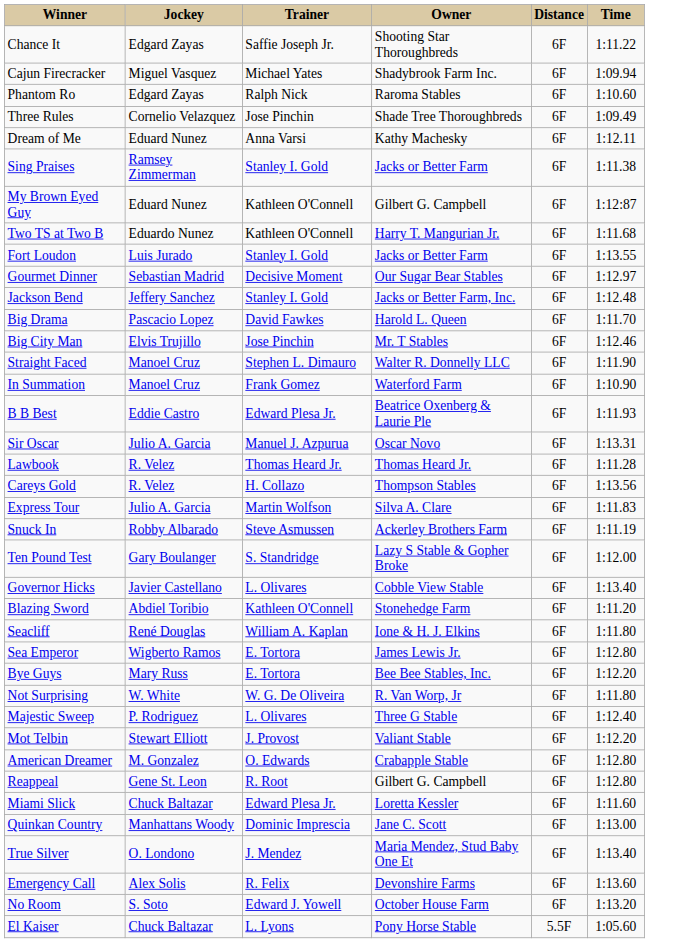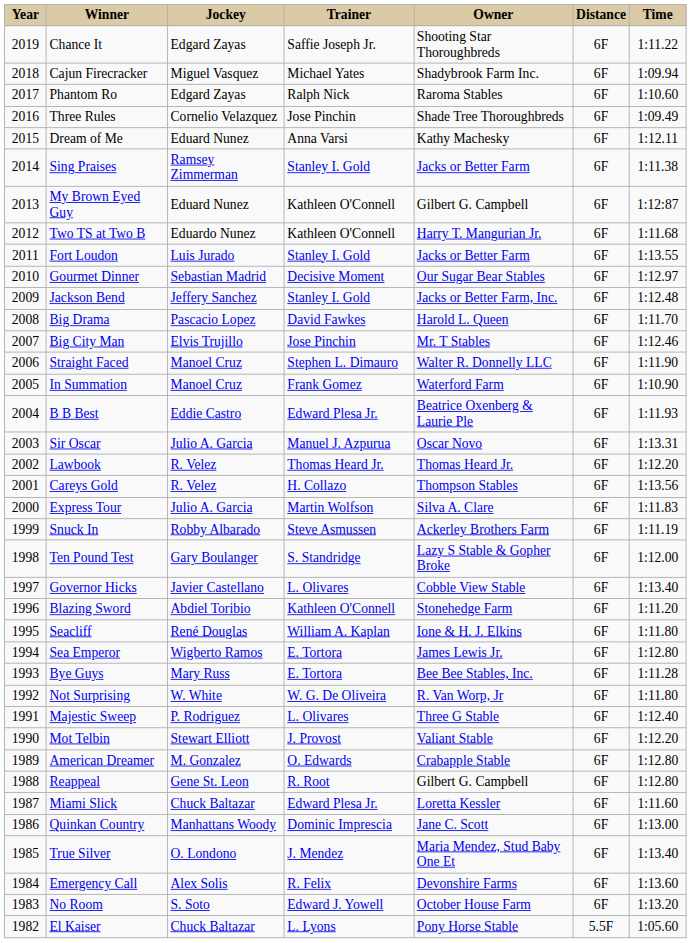+ column: (25, 15)
(616, 464) 1:11.28 -> (658, 464) 1:12.20
(616, 674) 1:12.20 -> (658, 674) 1:11.28
